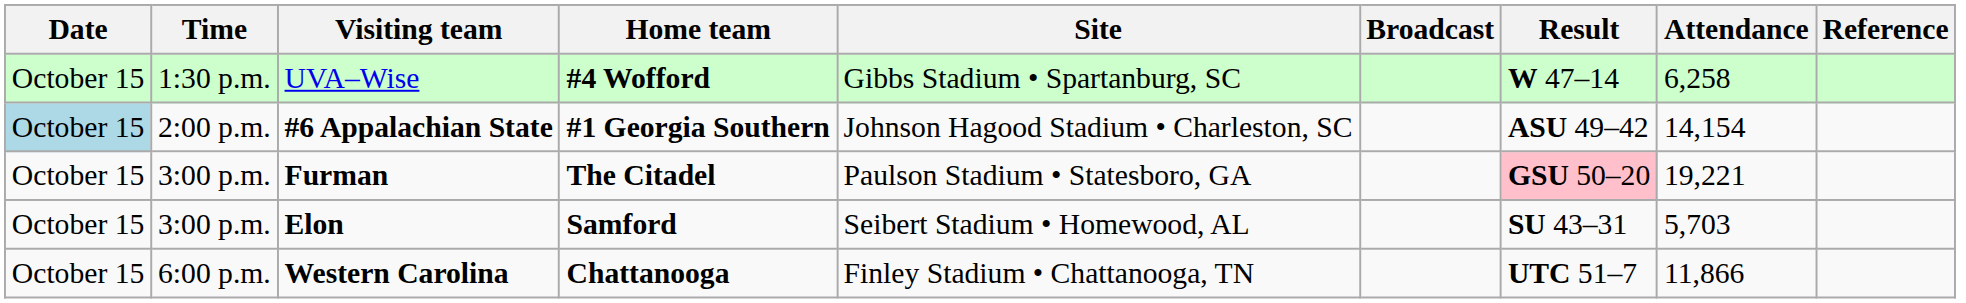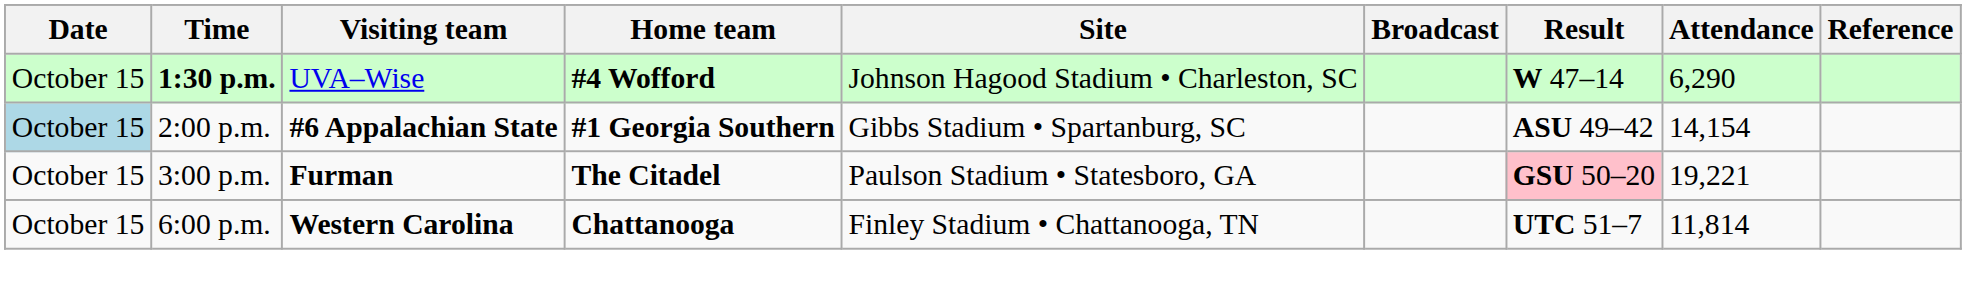(214, 77) normal -> (217, 77) bold
(1042, 77) Gibbs Stadium • Spartanburg, SC -> (1103, 77) Johnson Hagood Stadium • Charleston, SC
(1697, 77) 6,258 -> (1702, 77) 6,290
(1098, 126) Johnson Hagood Stadium • Charleston, SC -> (1047, 126) Gibbs Stadium • Spartanburg, SC
- row: (314, 224)
(1704, 273) 11,866 -> (1709, 224) 11,814
